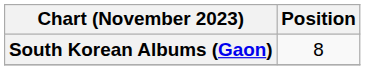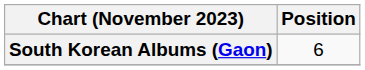(318, 49) 8 -> (318, 49) 6
